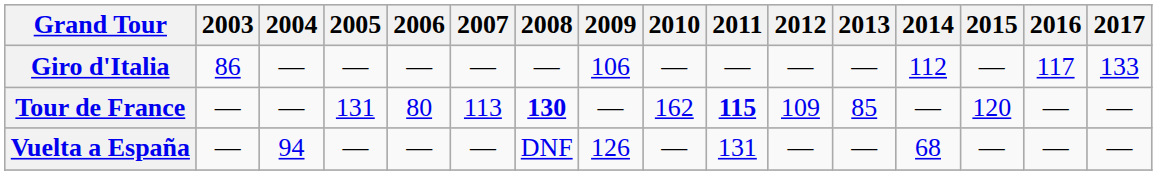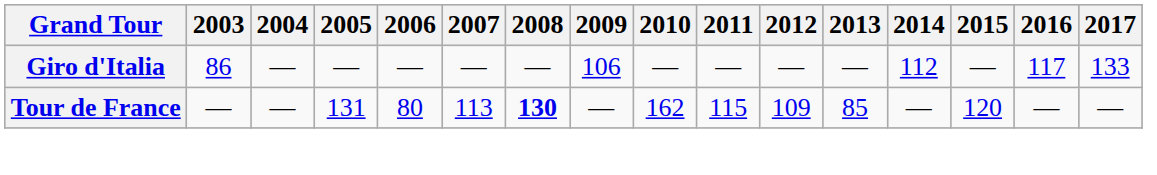(737, 107) bold -> (728, 107) normal
- row: (100, 148)
